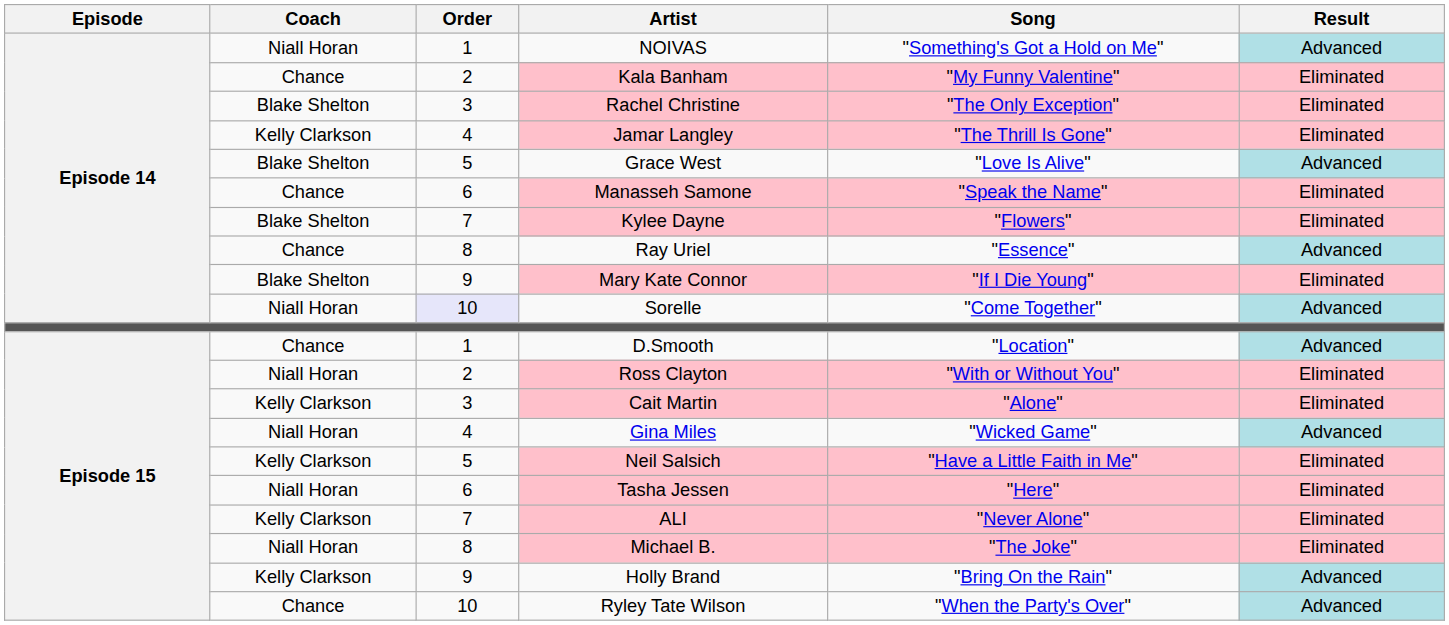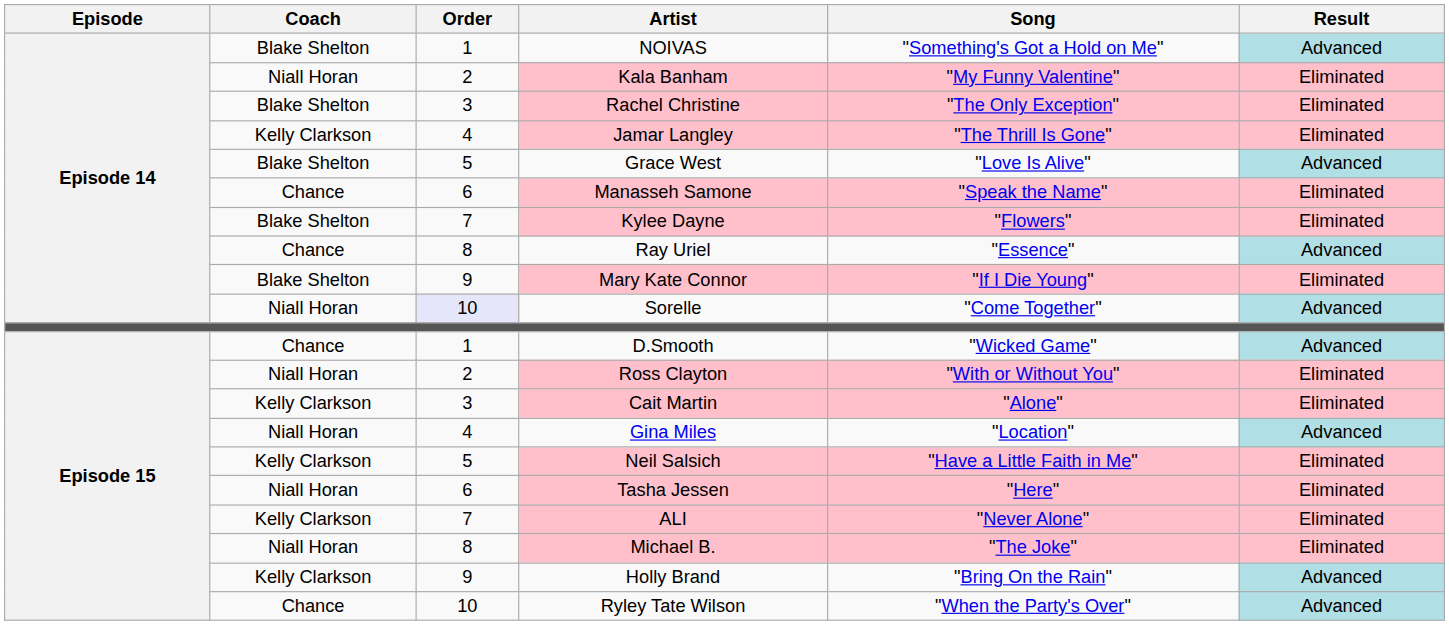(313, 47) Niall Horan -> (313, 47) Blake Shelton
(313, 76) Chance -> (313, 76) Niall Horan
(1033, 345) "Location" -> (1033, 345) "Wicked Game"
(1033, 432) "Wicked Game" -> (1033, 432) "Location"
